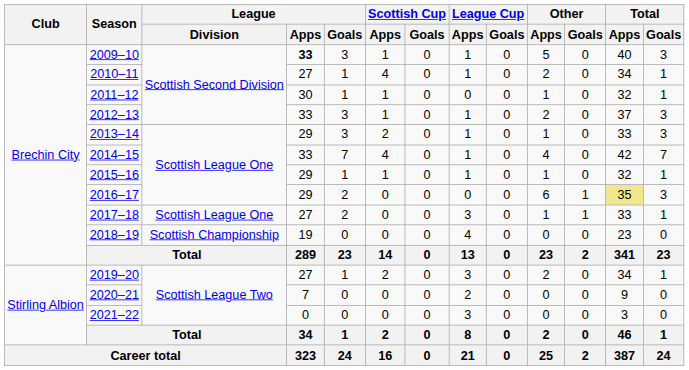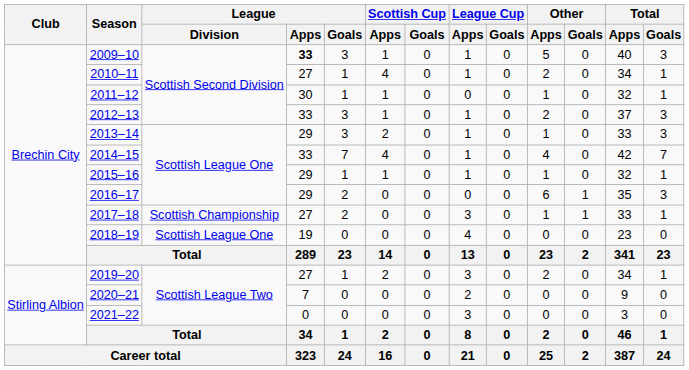(624, 194) khaki background -> (624, 194) no background
(214, 214) Scottish League One -> (214, 214) Scottish Championship
(214, 235) Scottish Championship -> (214, 235) Scottish League One
